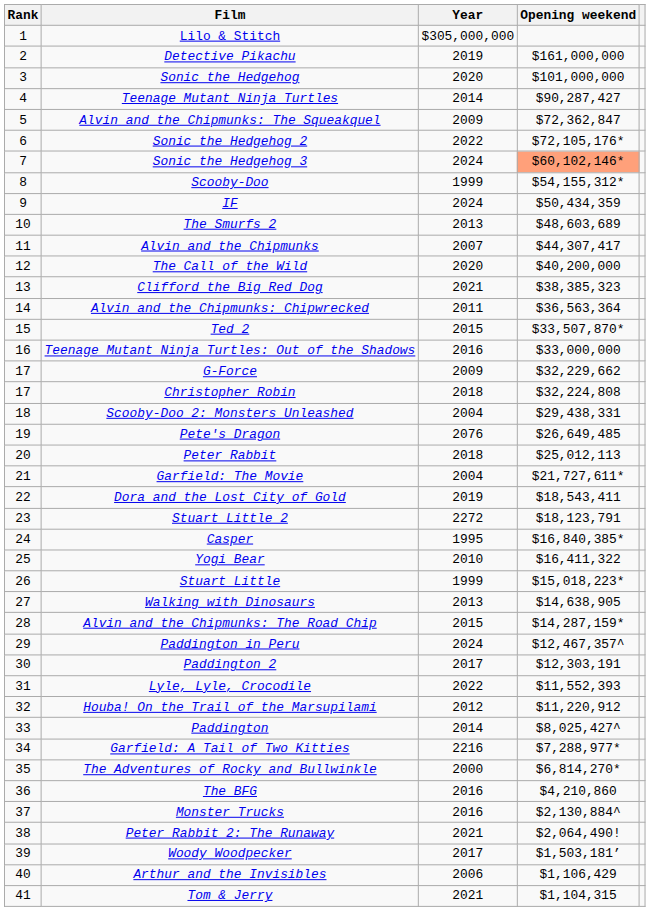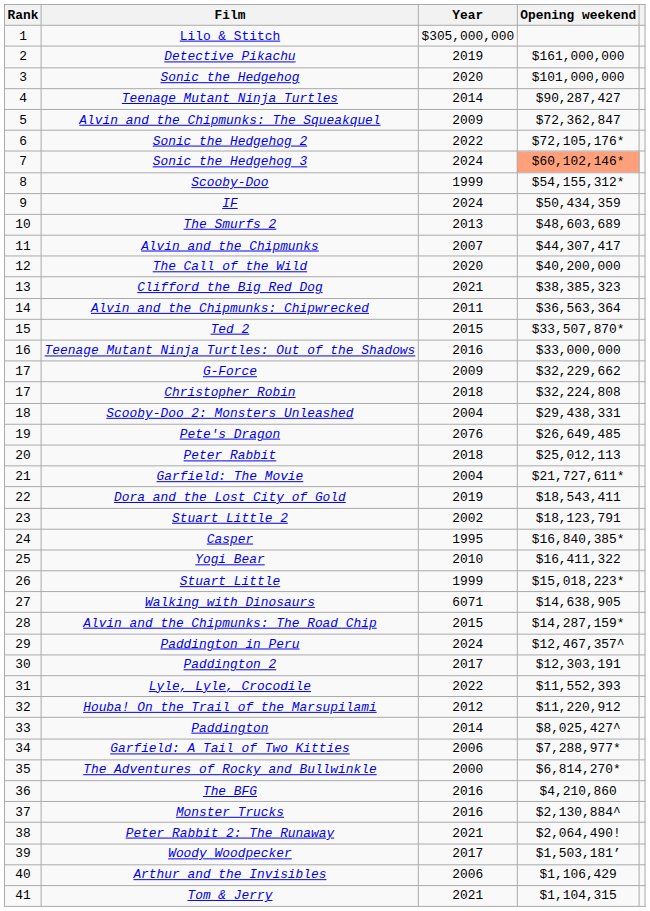(468, 518) 2272 -> (468, 518) 2002
(468, 602) 2013 -> (468, 602) 6071
(468, 749) 2216 -> (468, 749) 2006
